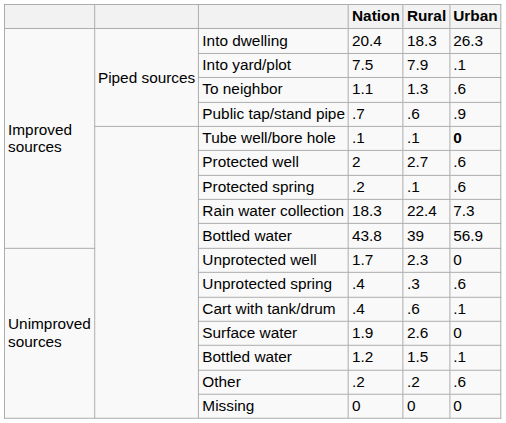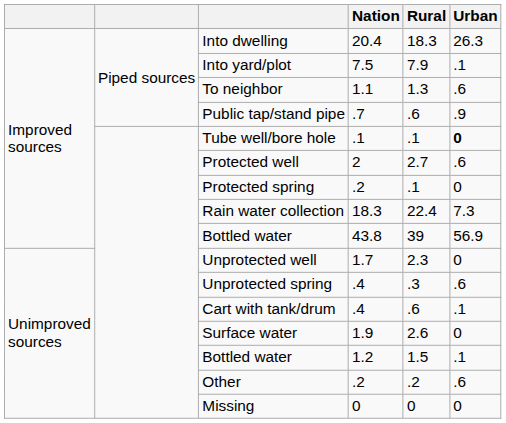(460, 187) .6 -> (458, 187) 0
